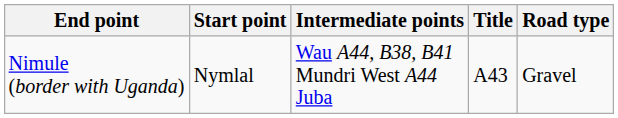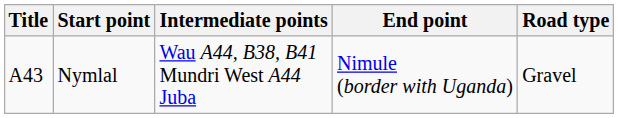columns swapped: (493, 20) <-> (97, 20)
